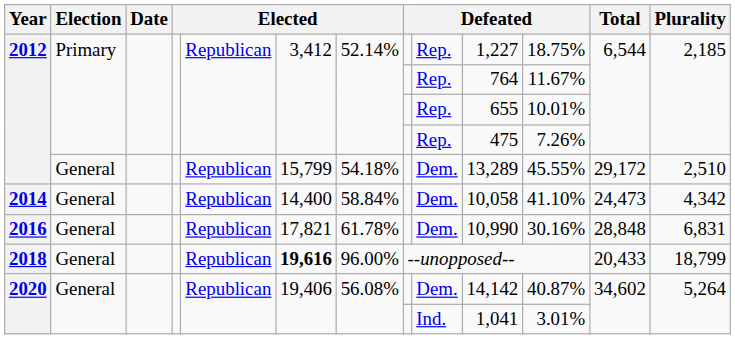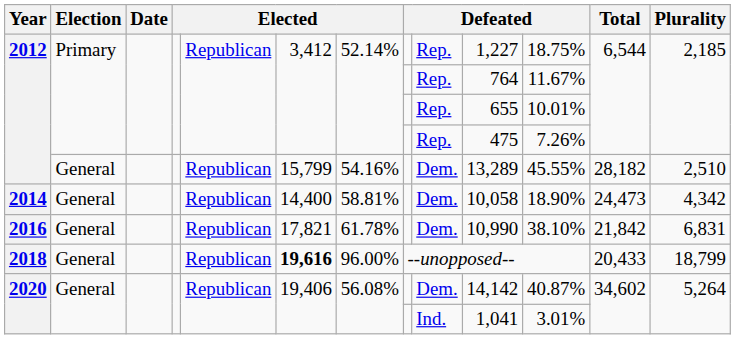(370, 169) 54.18% -> (370, 169) 54.16%
(620, 169) 29,172 -> (620, 169) 28,182
(370, 199) 58.84% -> (370, 199) 58.81%
(556, 199) 41.10% -> (556, 199) 18.90%
(556, 229) 30.16% -> (556, 229) 38.10%
(620, 229) 28,848 -> (620, 229) 21,842
